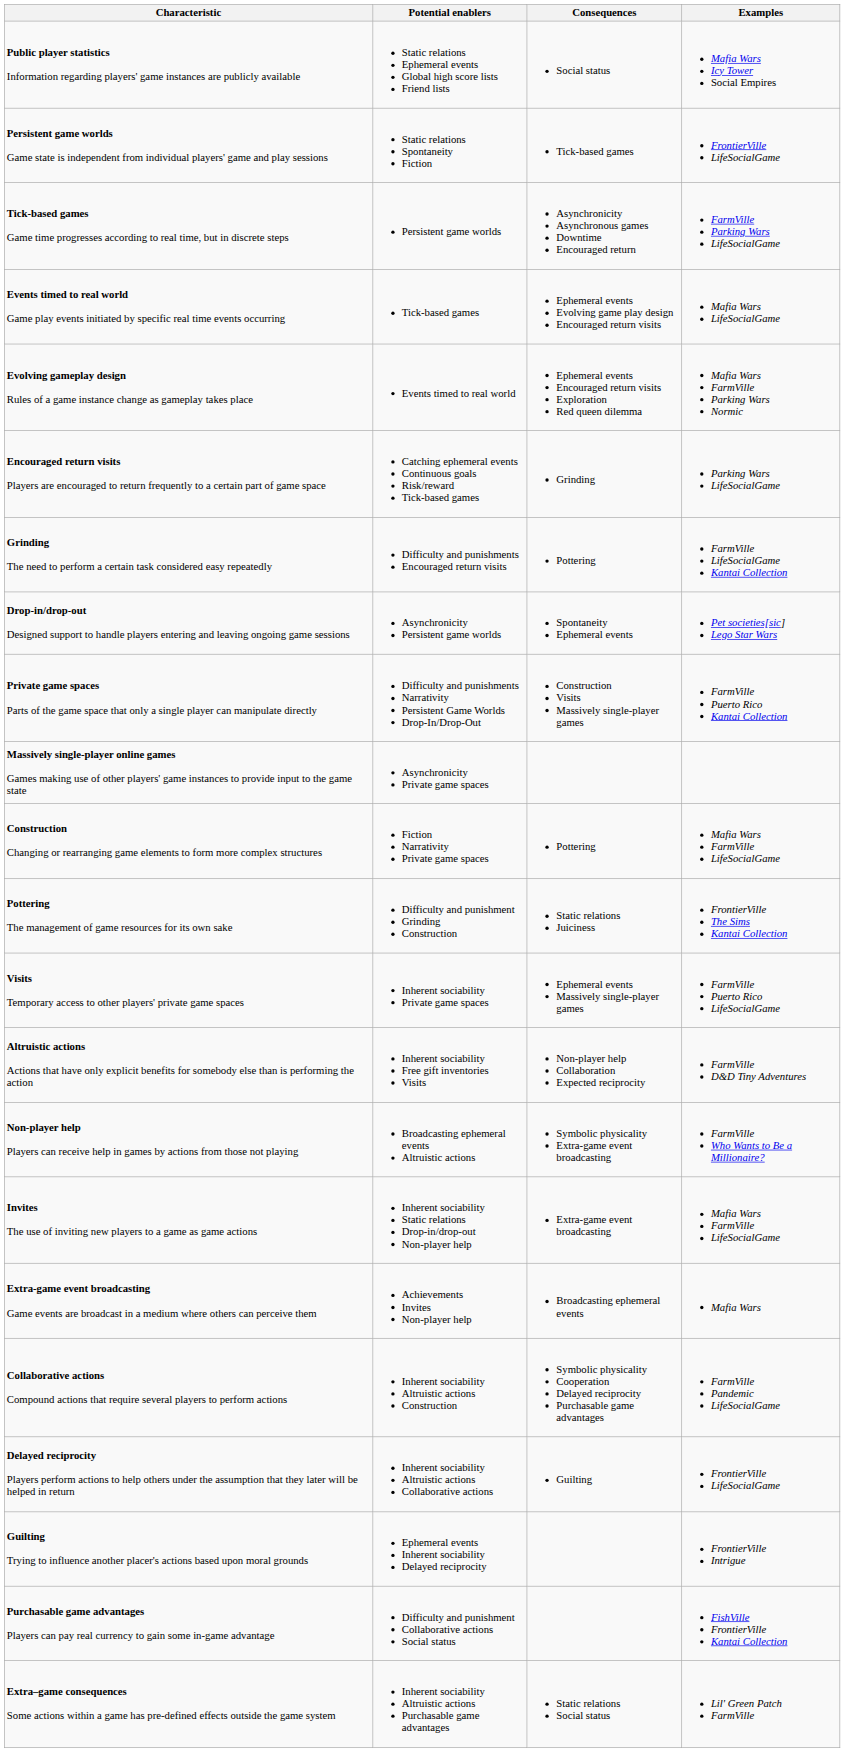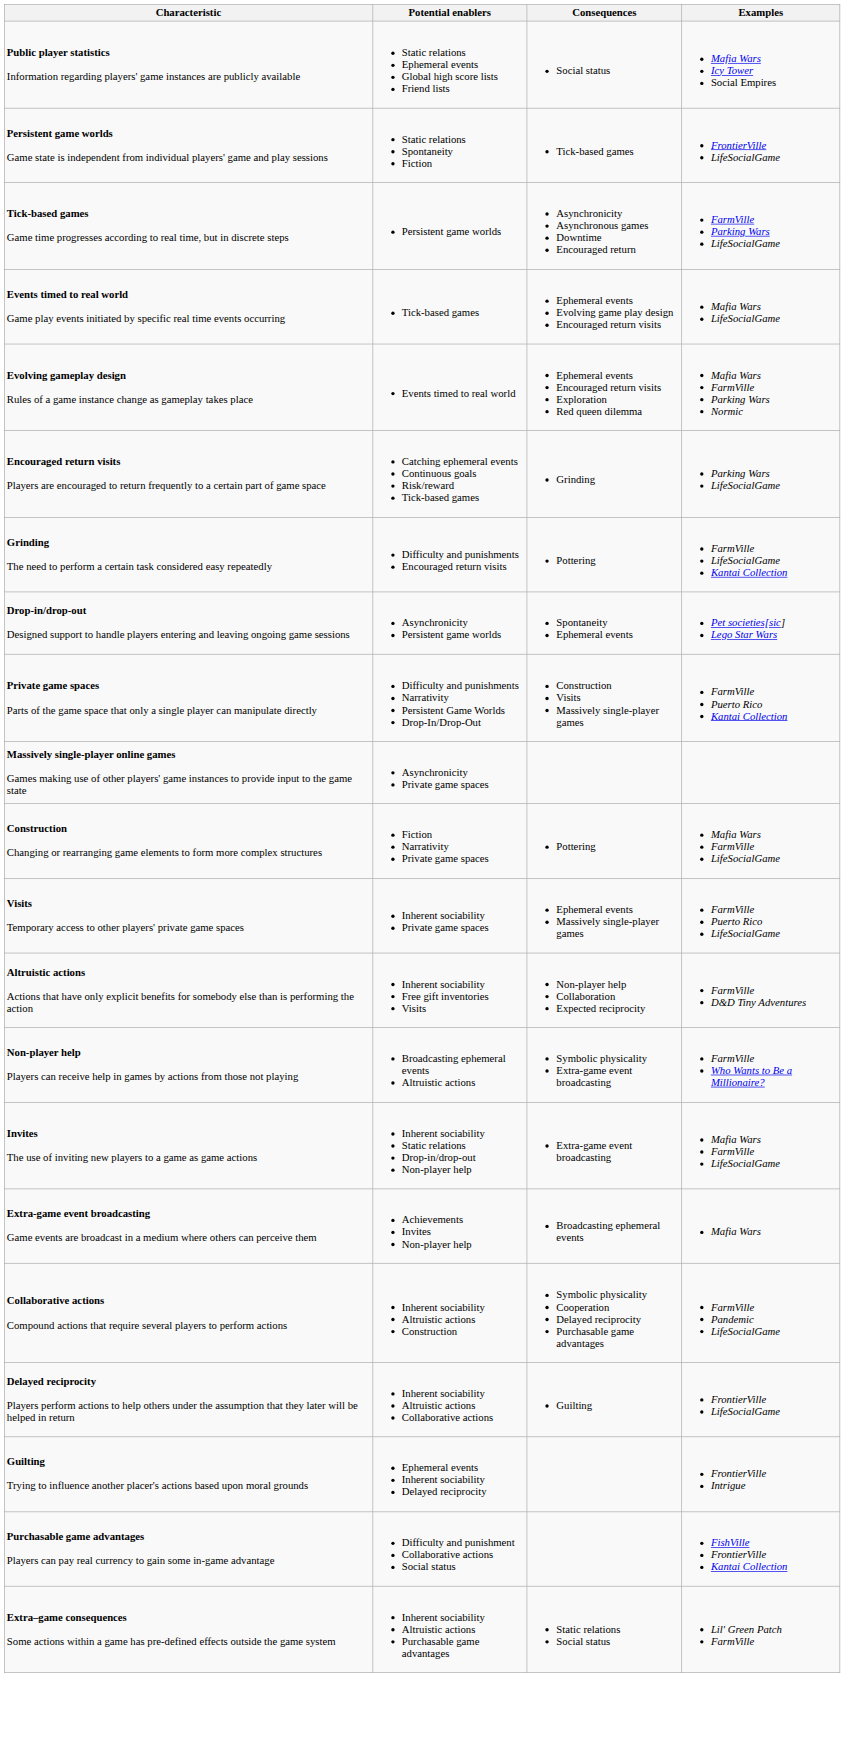- row: (120, 915)
